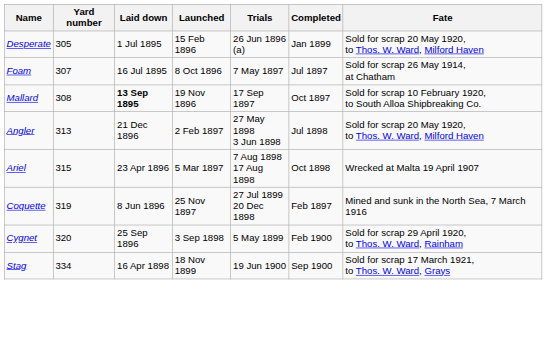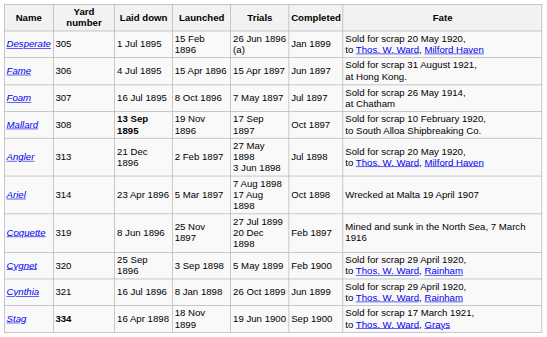+ row: (19, 70)
(63, 168) 315 -> (63, 194) 314
+ row: (23, 291)
(63, 265) normal -> (63, 318) bold
